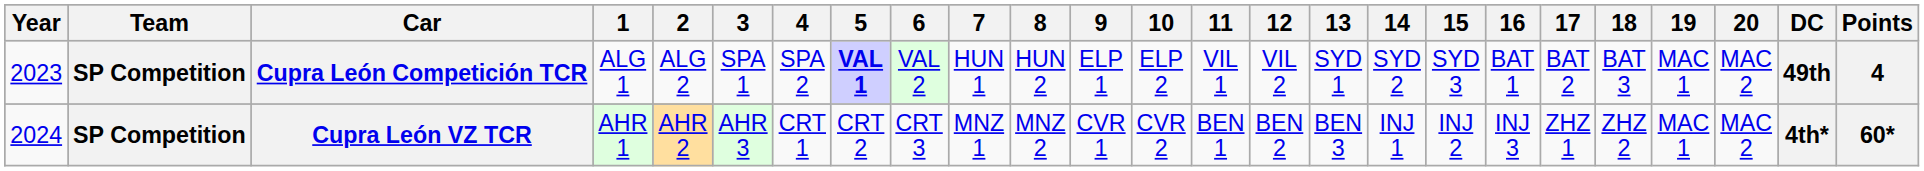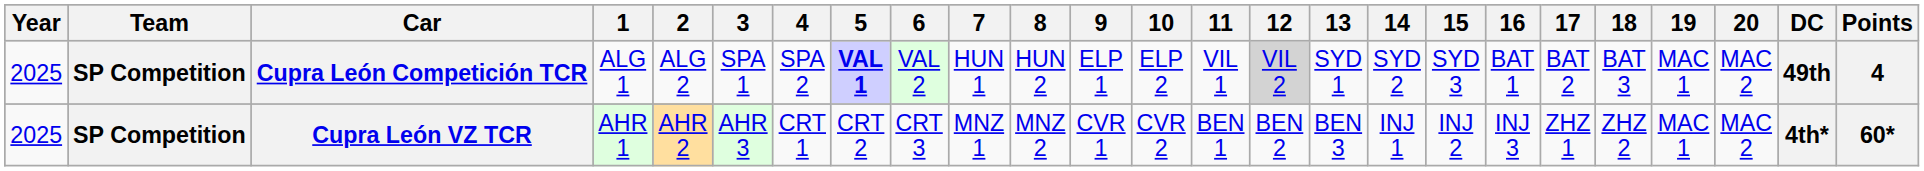(36, 72) 2023 -> (36, 72) 2025
(1279, 72) no background -> (1279, 72) lightgrey background
(36, 135) 2024 -> (36, 135) 2025
